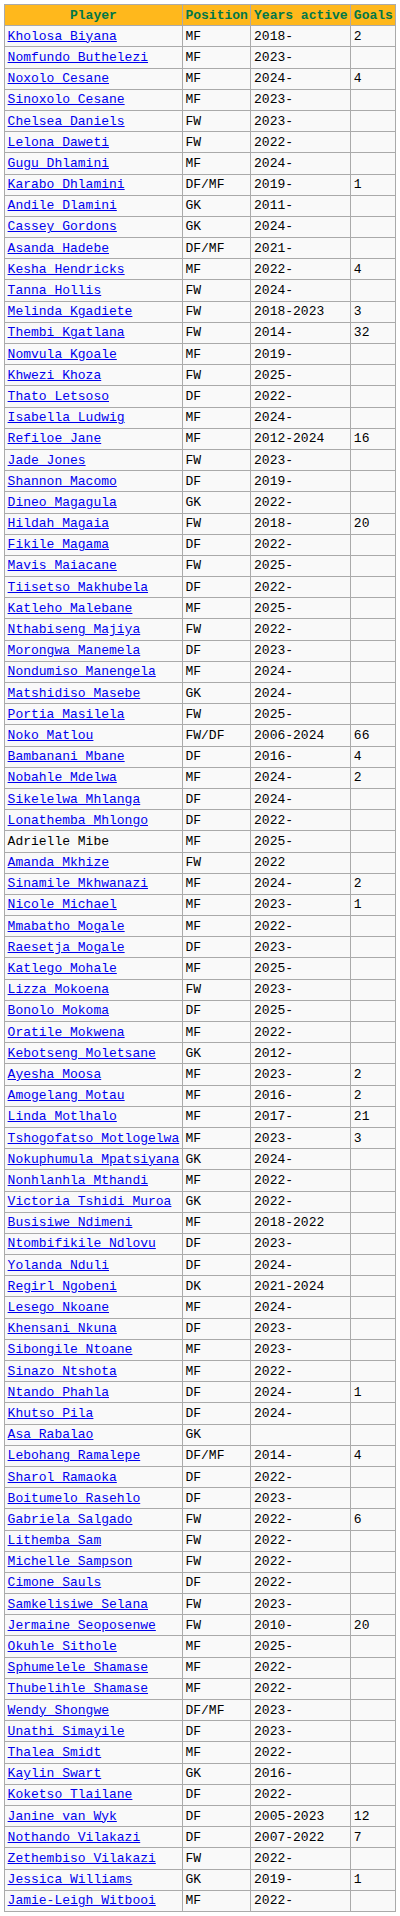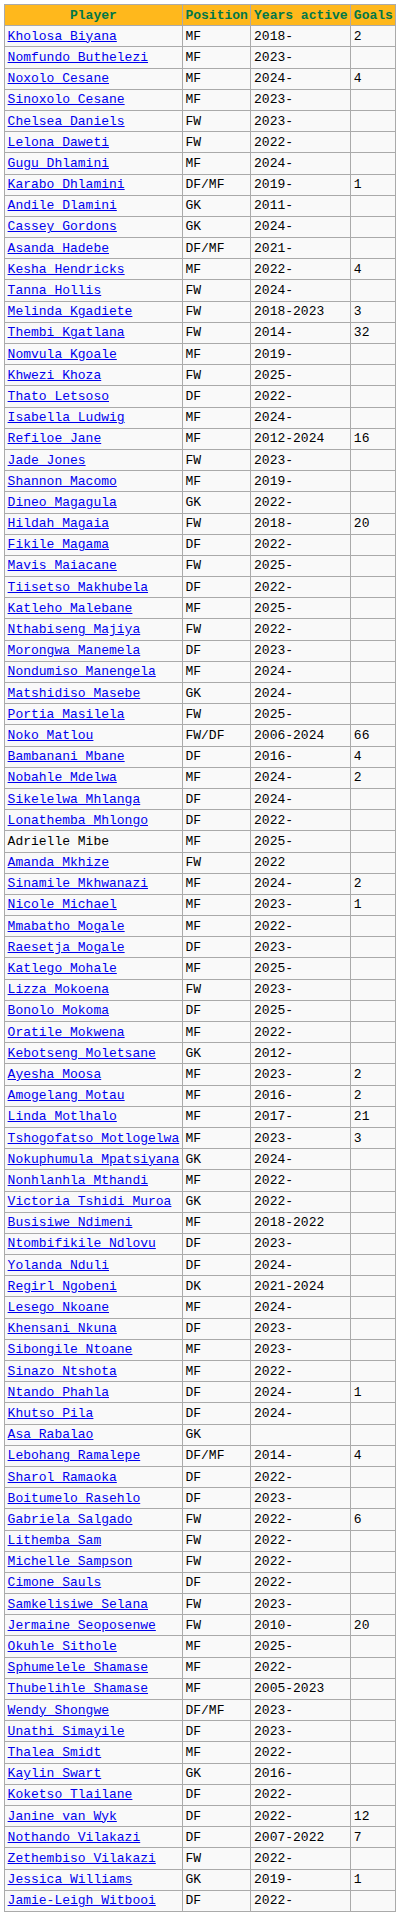(193, 481) DF -> (193, 481) MF
(274, 1689) 2022- -> (289, 1689) 2005-2023
(289, 1816) 2005-2023 -> (274, 1816) 2022-
(193, 1901) MF -> (193, 1901) DF
